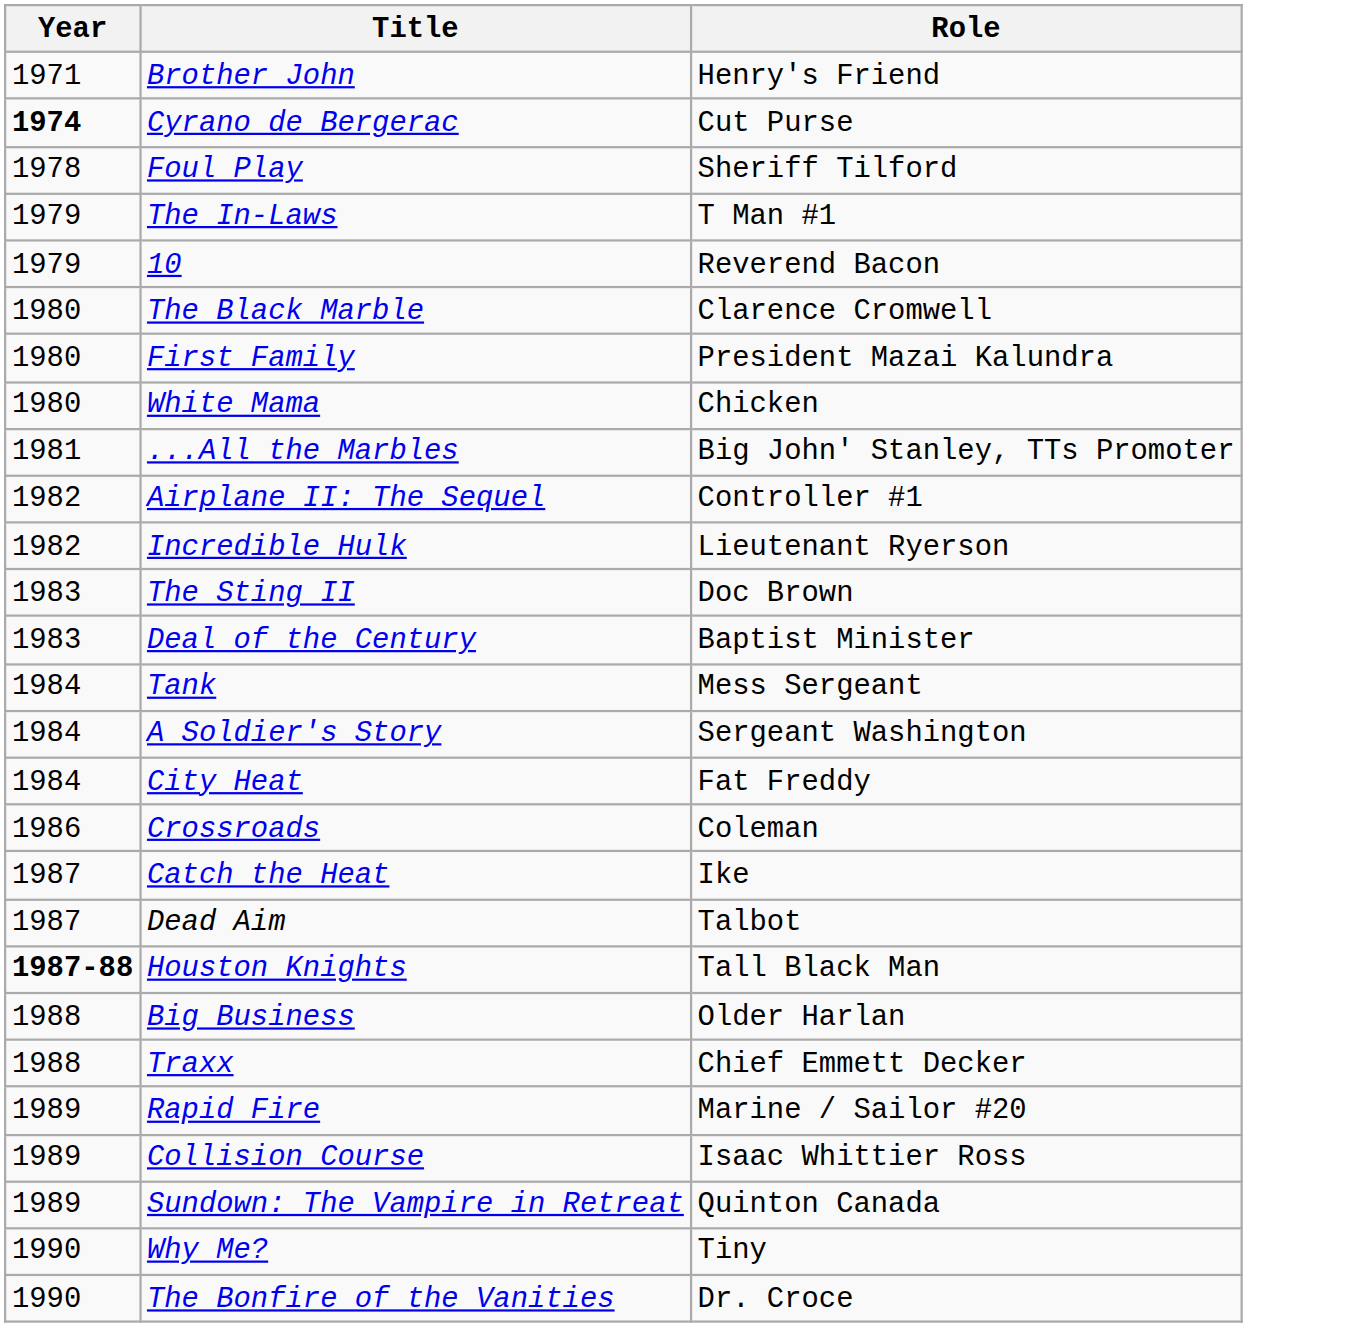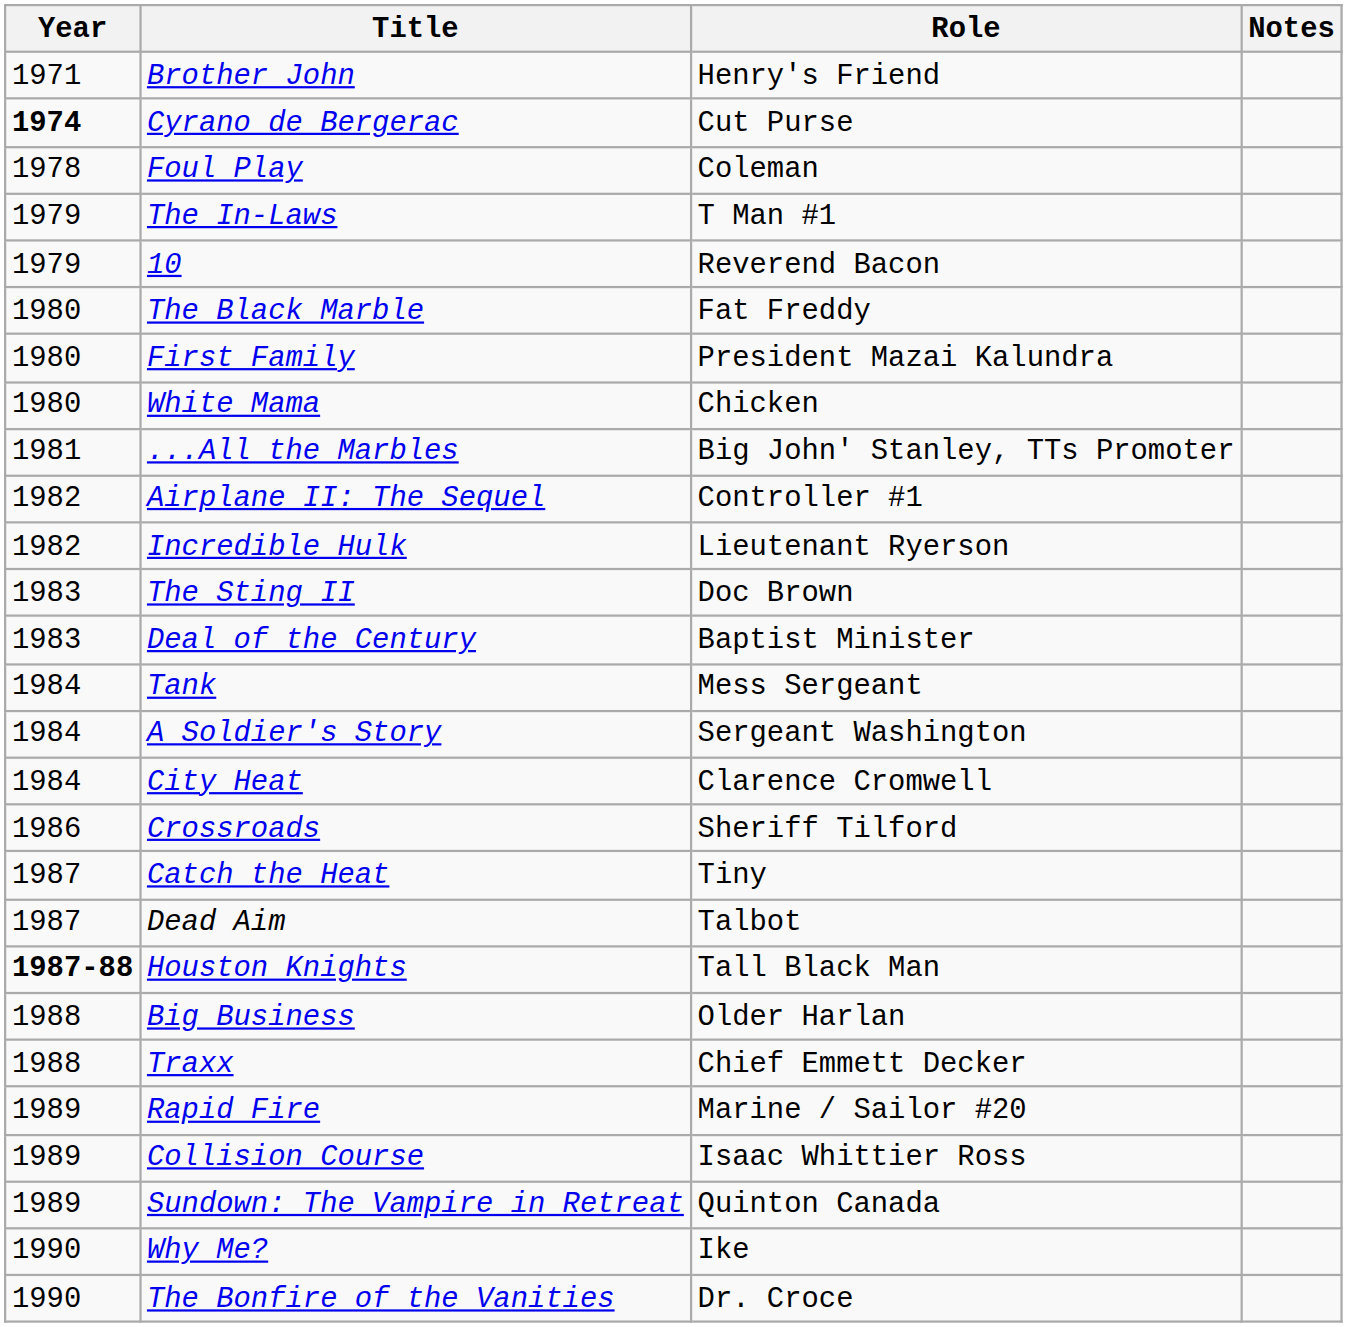+ column: (1292, 29)
(827, 170) Sheriff Tilford -> (758, 170) Coleman
(845, 311) Clarence Cromwell -> (784, 311) Fat Freddy
(784, 781) Fat Freddy -> (845, 781) Clarence Cromwell
(758, 828) Coleman -> (827, 828) Sheriff Tilford
(724, 875) Ike -> (732, 875) Tiny
(732, 1252) Tiny -> (724, 1252) Ike
